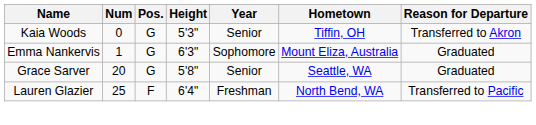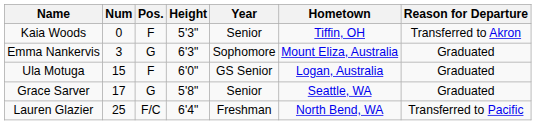(151, 33) G -> (151, 33) F
(119, 52) 1 -> (119, 52) 3
+ row: (53, 71)
(119, 71) 20 -> (119, 91) 17
(151, 91) F -> (151, 110) F/C
